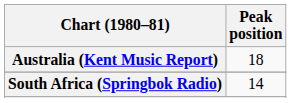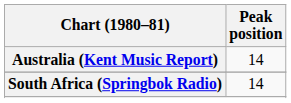(256, 59) 18 -> (256, 59) 14
